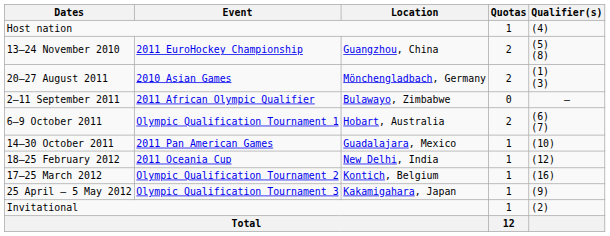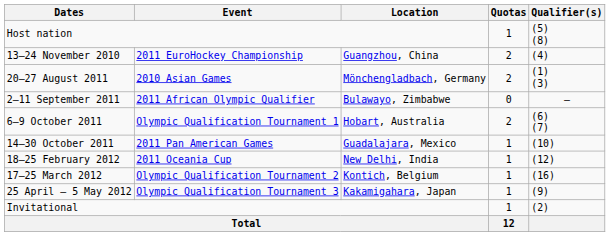(540, 29) (4) -> (540, 34) (5) (8)
(540, 50) (5) (8) -> (540, 56) (4)
